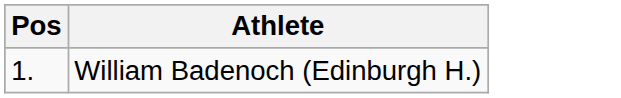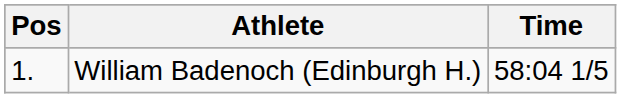+ column: (551, 26)
